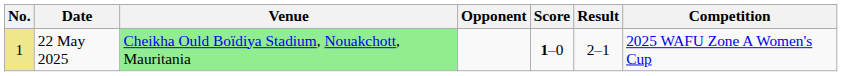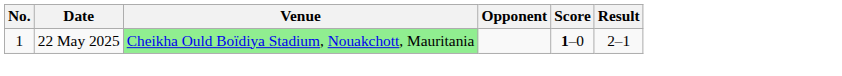- column: (730, 16)
(19, 49) khaki background -> (19, 41) no background
